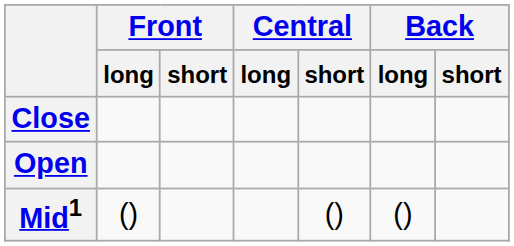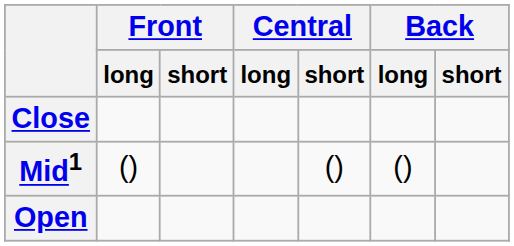rows swapped: (51, 213) <-> (51, 164)
